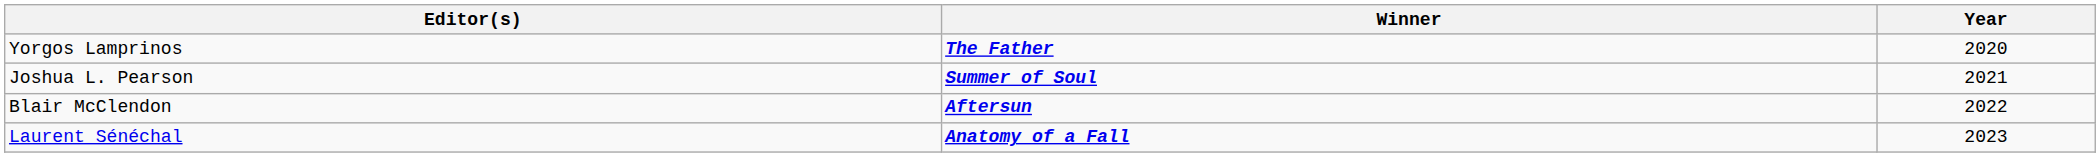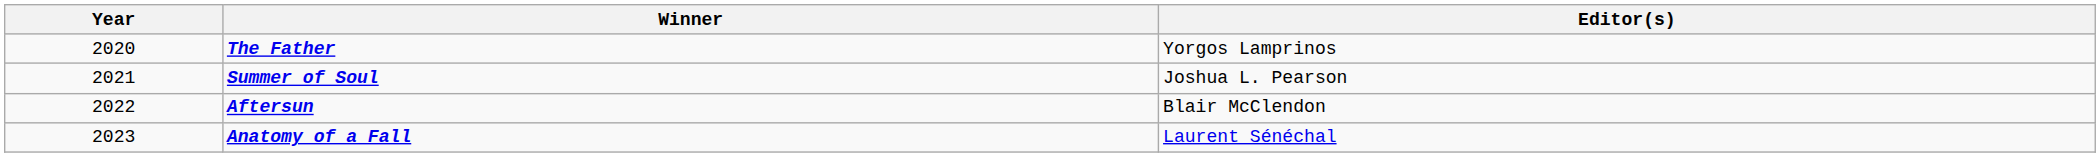columns swapped: (1986, 19) <-> (473, 19)
